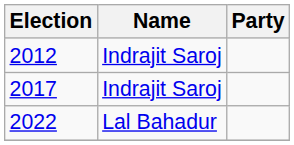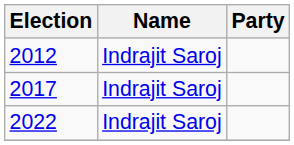(160, 122) Lal Bahadur -> (162, 122) Indrajit Saroj
